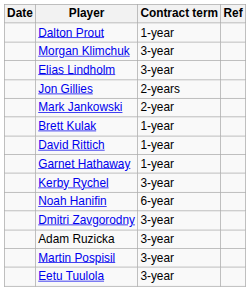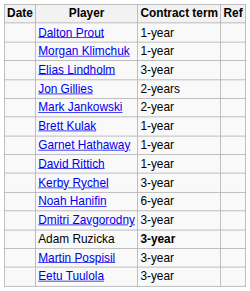(157, 51) 3-year -> (157, 51) 1-year
rows swapped: (71, 145) <-> (84, 164)
(157, 239) normal -> (158, 239) bold
